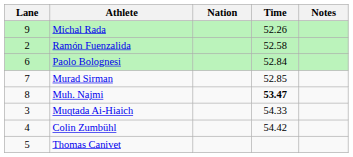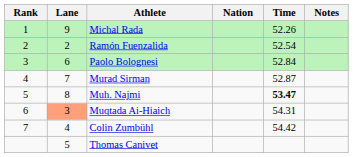+ column: (26, 12)
(275, 45) 52.58 -> (284, 45) 52.54
(275, 78) 52.85 -> (284, 78) 52.87
(27, 111) no background -> (67, 111) lightsalmon background
(275, 111) 54.33 -> (284, 111) 54.31
